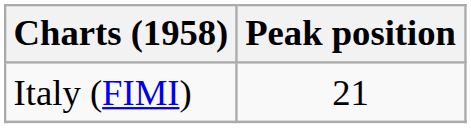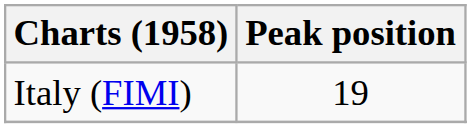(351, 91) 21 -> (351, 91) 19
